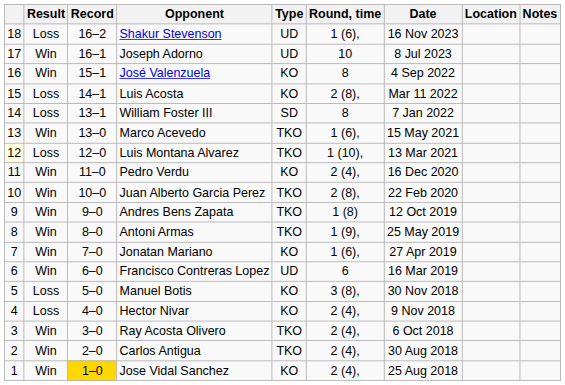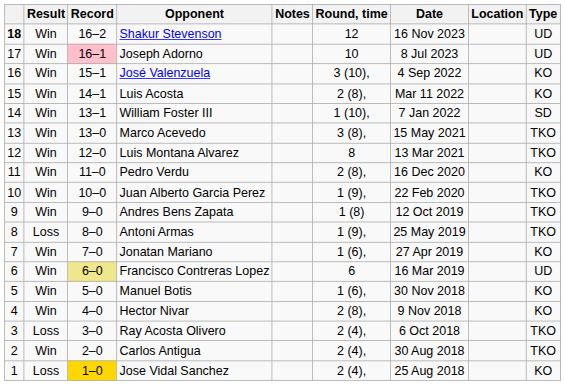columns swapped: (289, 14) <-> (540, 14)
(14, 34) normal -> (14, 34) bold
(46, 34) Loss -> (46, 34) Win
(345, 34) 1 (6), -> (352, 34) 12
(92, 53) no background -> (92, 53) pink background
(345, 73) 8 -> (352, 73) 3 (10),
(46, 93) Loss -> (46, 93) Win
(46, 113) Loss -> (46, 113) Win
(345, 113) 8 -> (352, 113) 1 (10),
(345, 133) 1 (6), -> (352, 133) 3 (8),
(14, 152) lightyellow background -> (14, 152) no background
(46, 152) Loss -> (46, 152) Win
(345, 152) 1 (10), -> (352, 152) 8
(345, 172) 2 (4), -> (352, 172) 2 (8),
(345, 192) 2 (8), -> (352, 192) 1 (9),
(46, 232) Win -> (46, 232) Loss
(92, 271) no background -> (92, 271) khaki background
(46, 291) Loss -> (46, 291) Win
(345, 291) 3 (8), -> (352, 291) 1 (6),
(46, 311) Loss -> (46, 311) Win
(345, 311) 2 (4), -> (352, 311) 2 (8),
(46, 331) Win -> (46, 331) Loss
(46, 370) Win -> (46, 370) Loss
